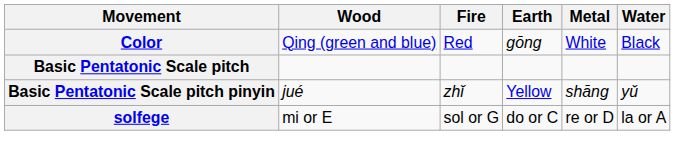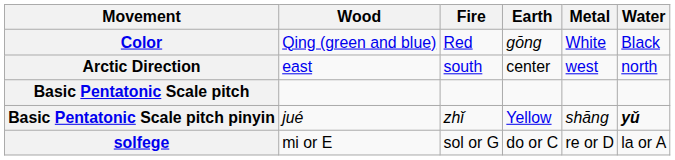+ row: (142, 67)
(630, 92) normal -> (631, 117) bold
